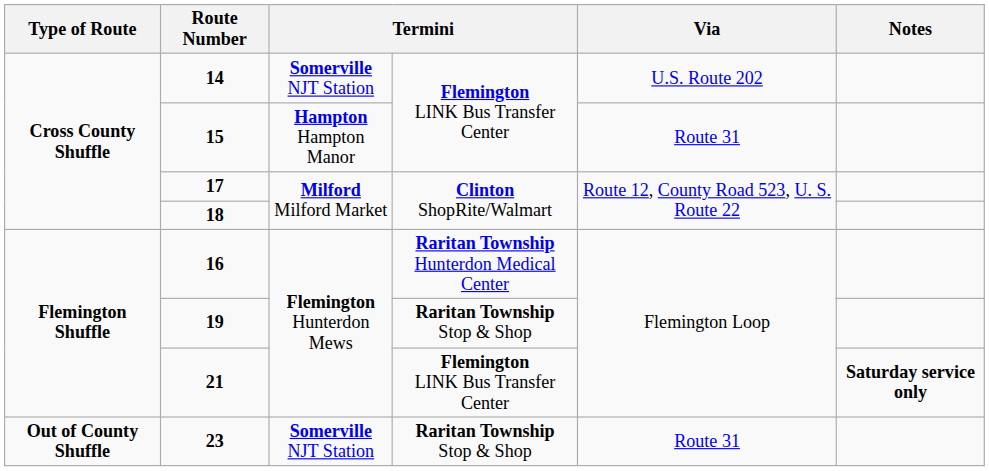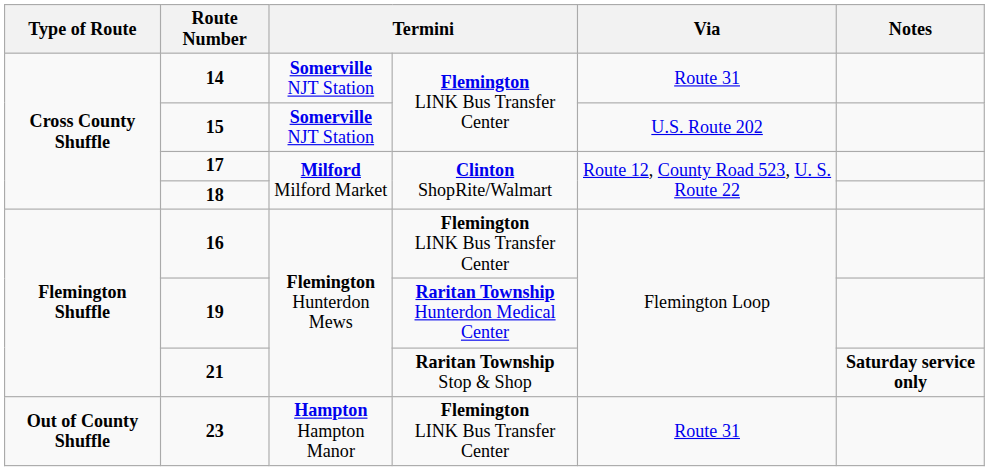(707, 78) U.S. Route 202 -> (707, 78) Route 31
(331, 137) Hampton Hampton Manor -> (331, 127) Somerville NJT Station
(707, 137) Route 31 -> (707, 127) U.S. Route 202
(485, 263) Raritan Township Hunterdon Medical Center -> (485, 243) Flemington LINK Bus Transfer Center
(485, 323) Raritan Township Stop & Shop -> (485, 312) Raritan Township Hunterdon Medical Center
(485, 382) Flemington LINK Bus Transfer Center -> (485, 372) Raritan Township Stop & Shop
(331, 441) Somerville NJT Station -> (331, 431) Hampton Hampton Manor
(485, 441) Raritan Township Stop & Shop -> (485, 431) Flemington LINK Bus Transfer Center
